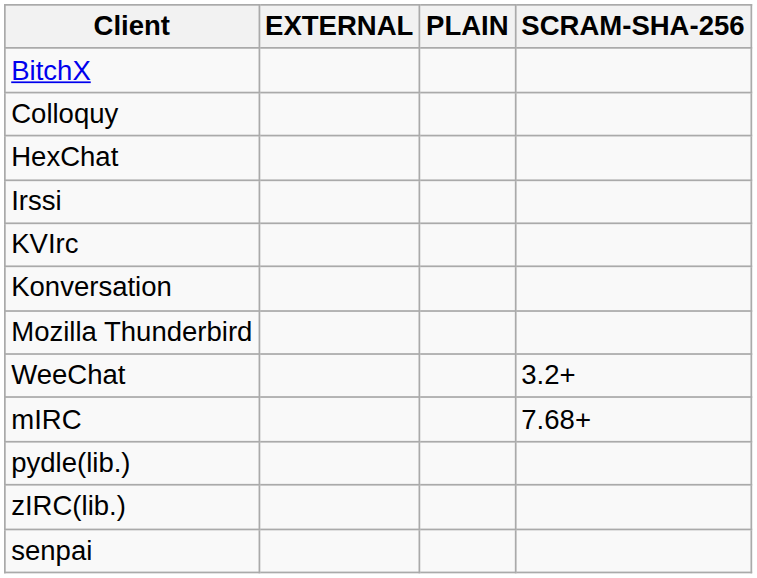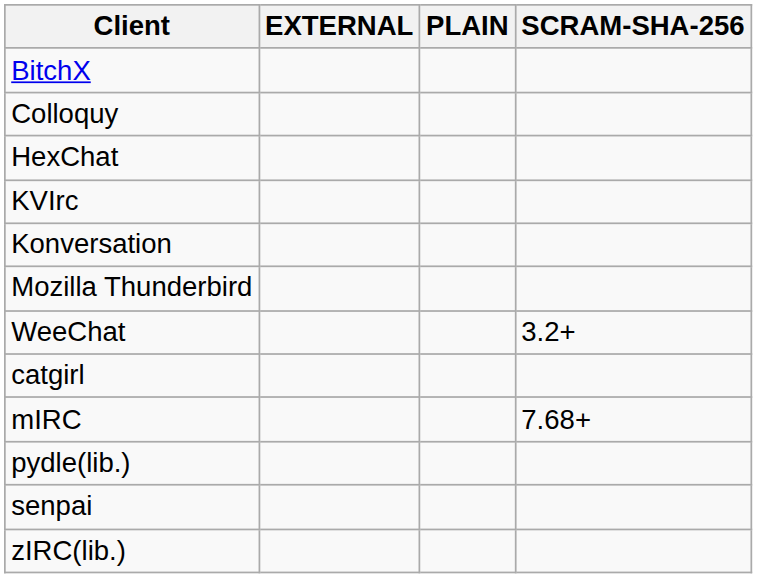- row: (36, 200)
+ row: (48, 375)
rows swapped: (52, 550) <-> (69, 506)
